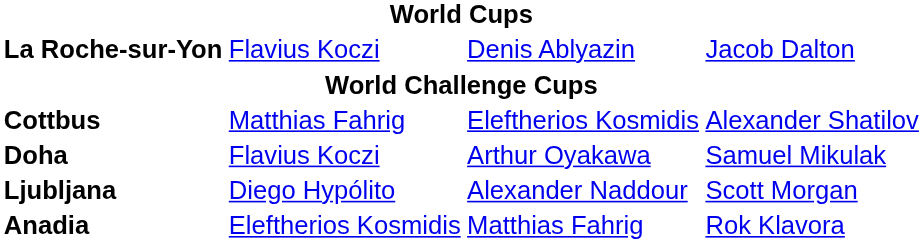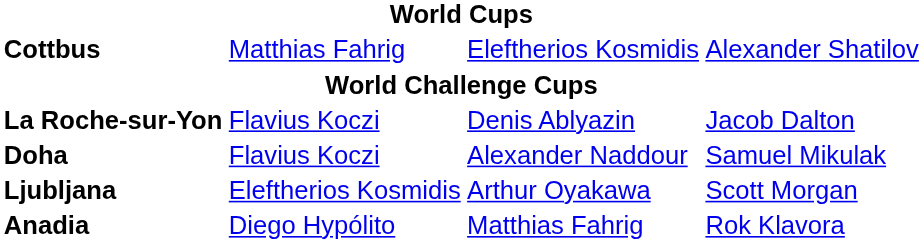rows swapped: (113, 50) <-> (52, 120)
(559, 155) Arthur Oyakawa -> (577, 155) Alexander Naddour
(312, 190) Diego Hypólito -> (345, 190) Eleftherios Kosmidis
(577, 190) Alexander Naddour -> (559, 190) Arthur Oyakawa
(345, 226) Eleftherios Kosmidis -> (312, 226) Diego Hypólito
